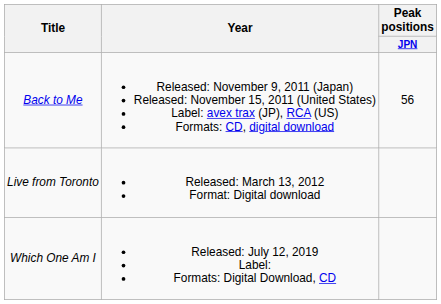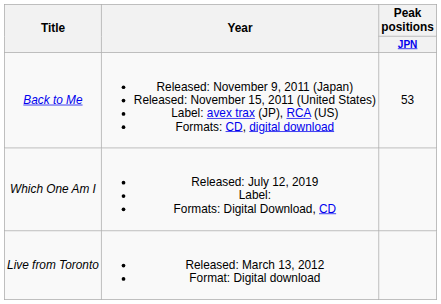(408, 100) 56 -> (408, 100) 53
rows swapped: (53, 182) <-> (53, 258)
